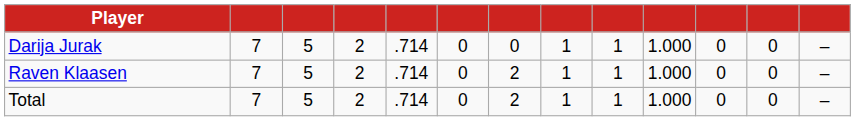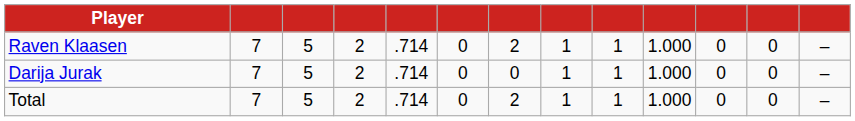rows swapped: (55, 45) <-> (68, 73)
